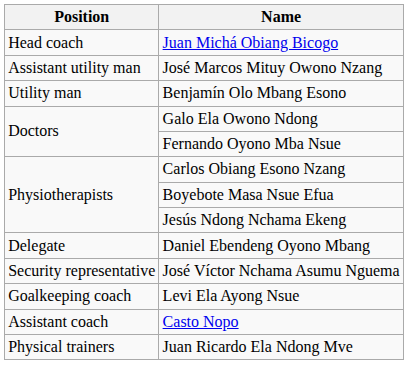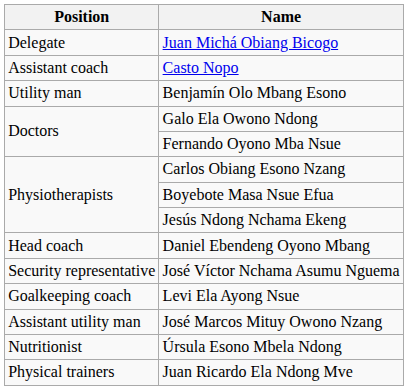(46, 42) Head coach -> (37, 42) Delegate
rows swapped: (201, 321) <-> (272, 67)
(37, 245) Delegate -> (46, 245) Head coach
+ row: (252, 347)
